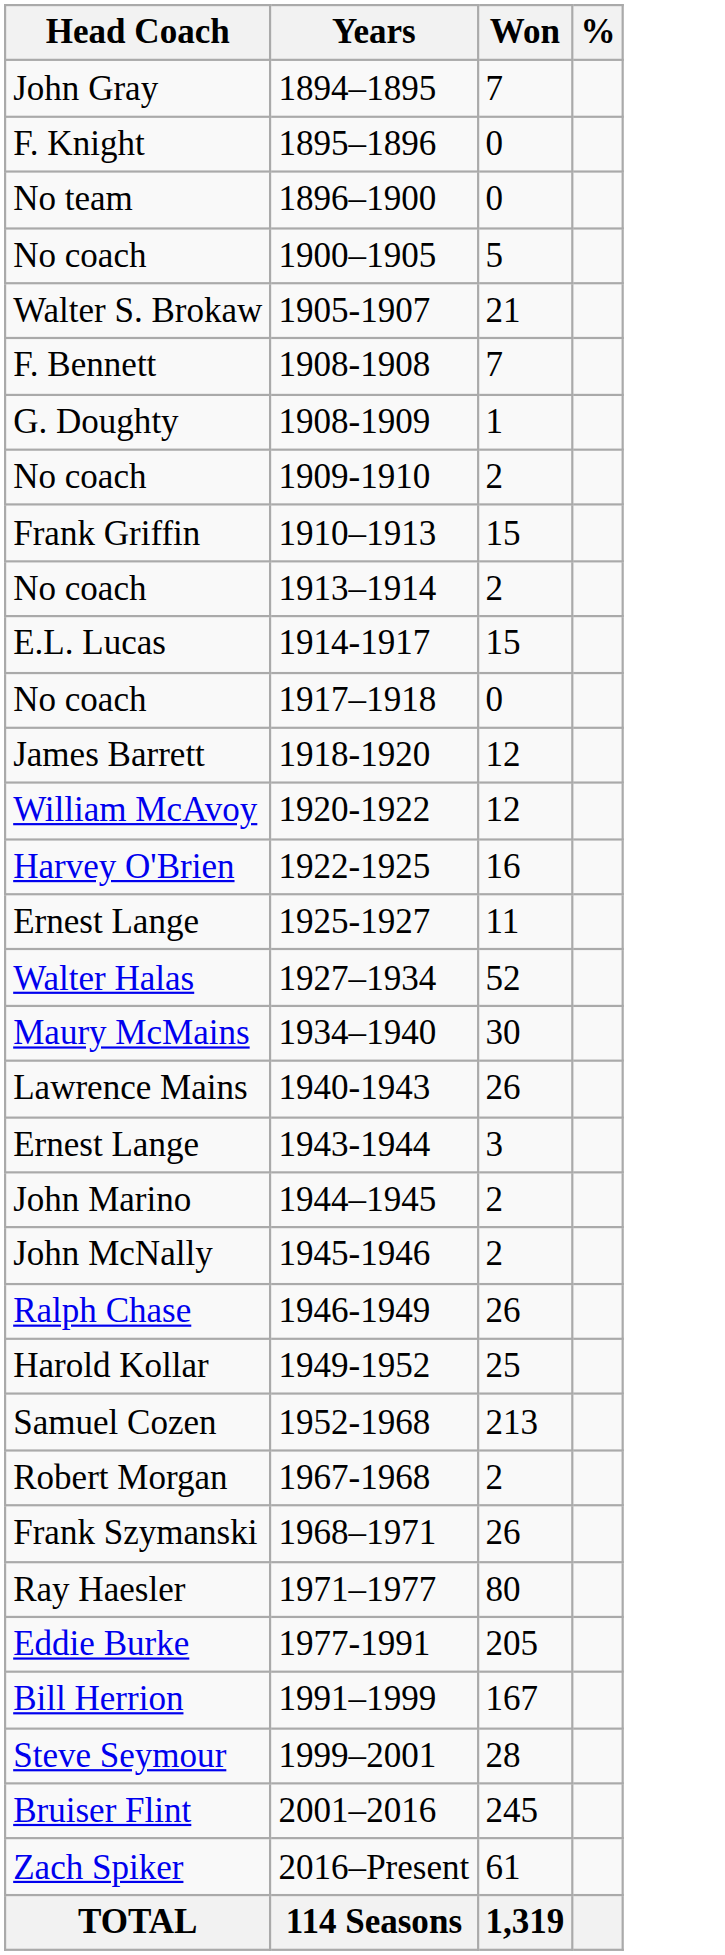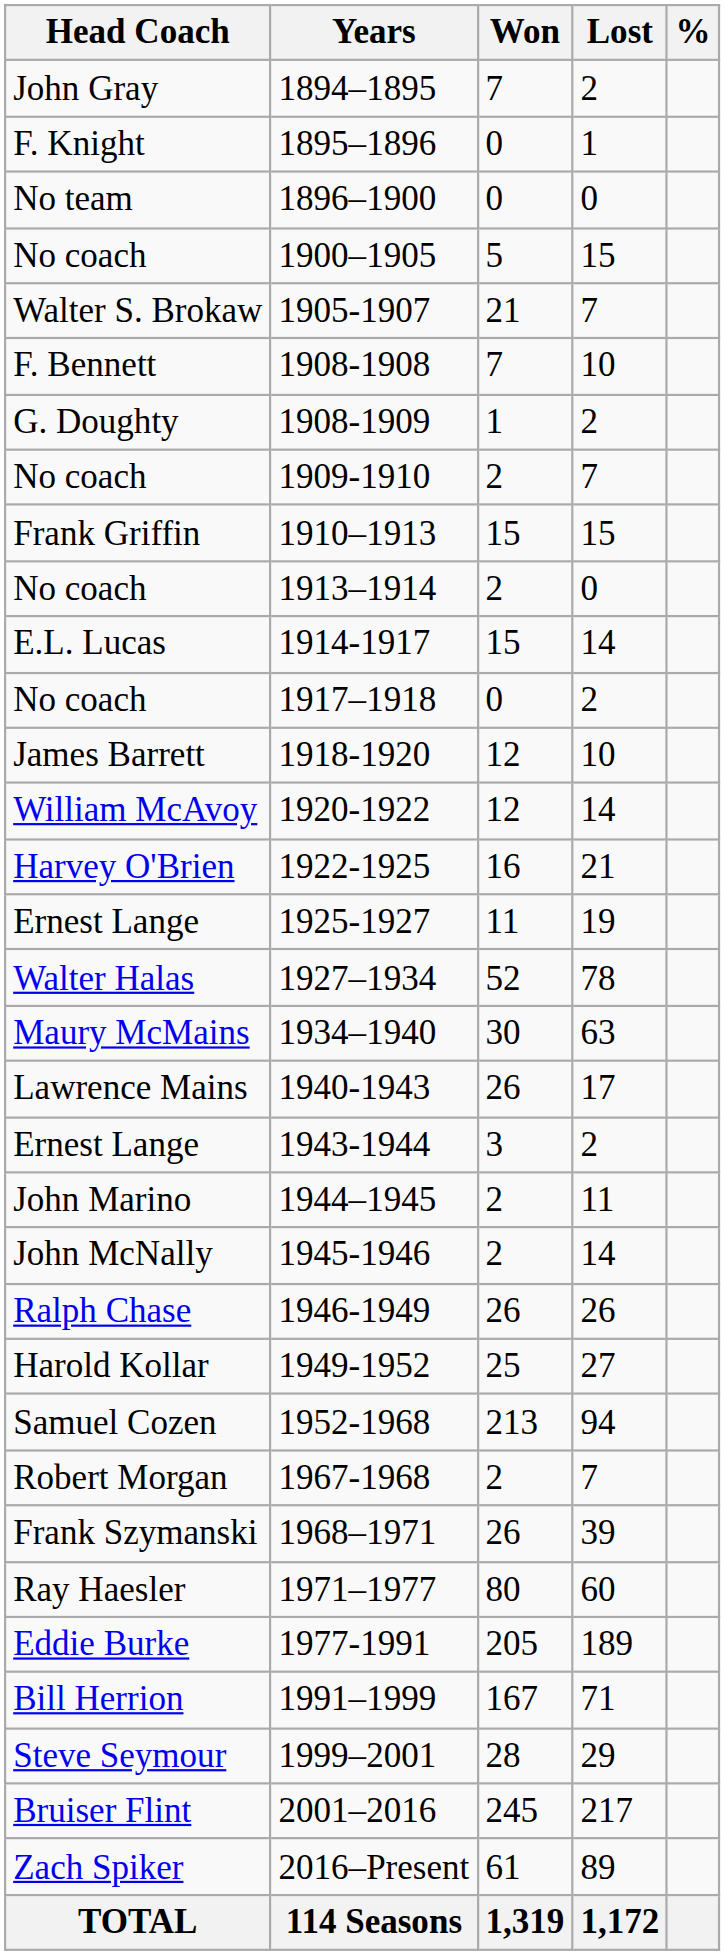+ column: (620, 32)
